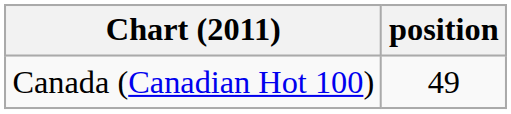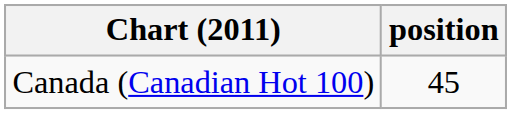(444, 81) 49 -> (444, 81) 45
